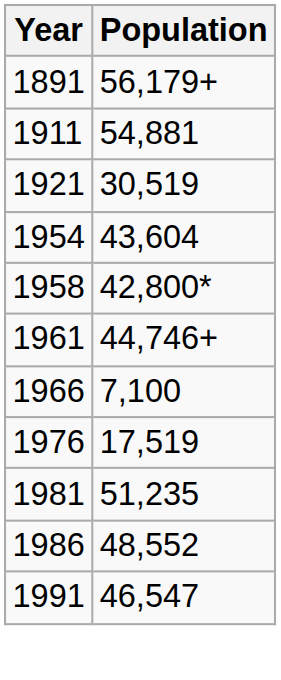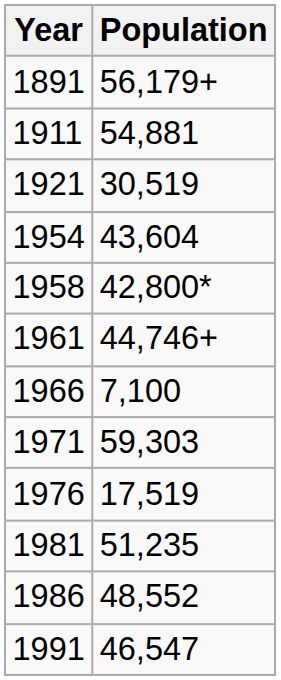+ row: (49, 442)
